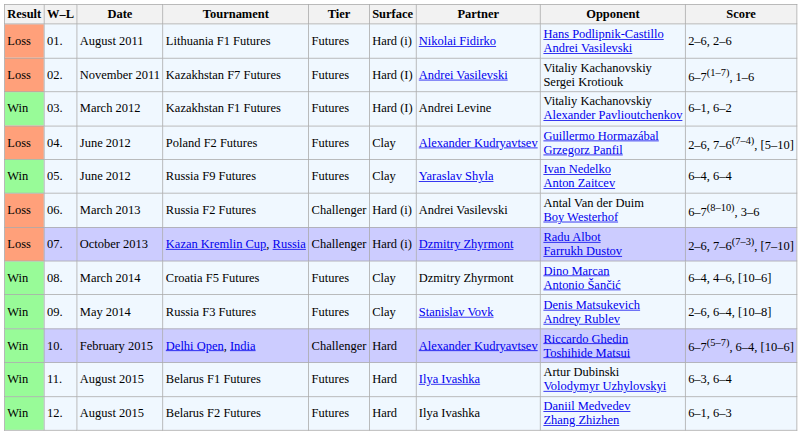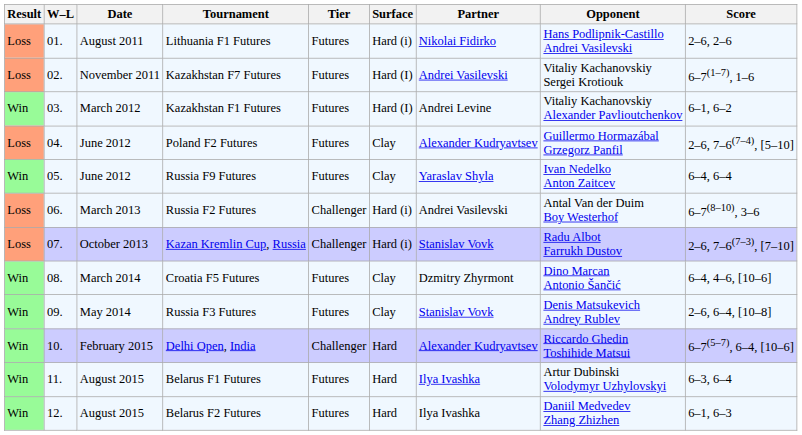(466, 244) Dzmitry Zhyrmont -> (456, 244) Stanislav Vovk
